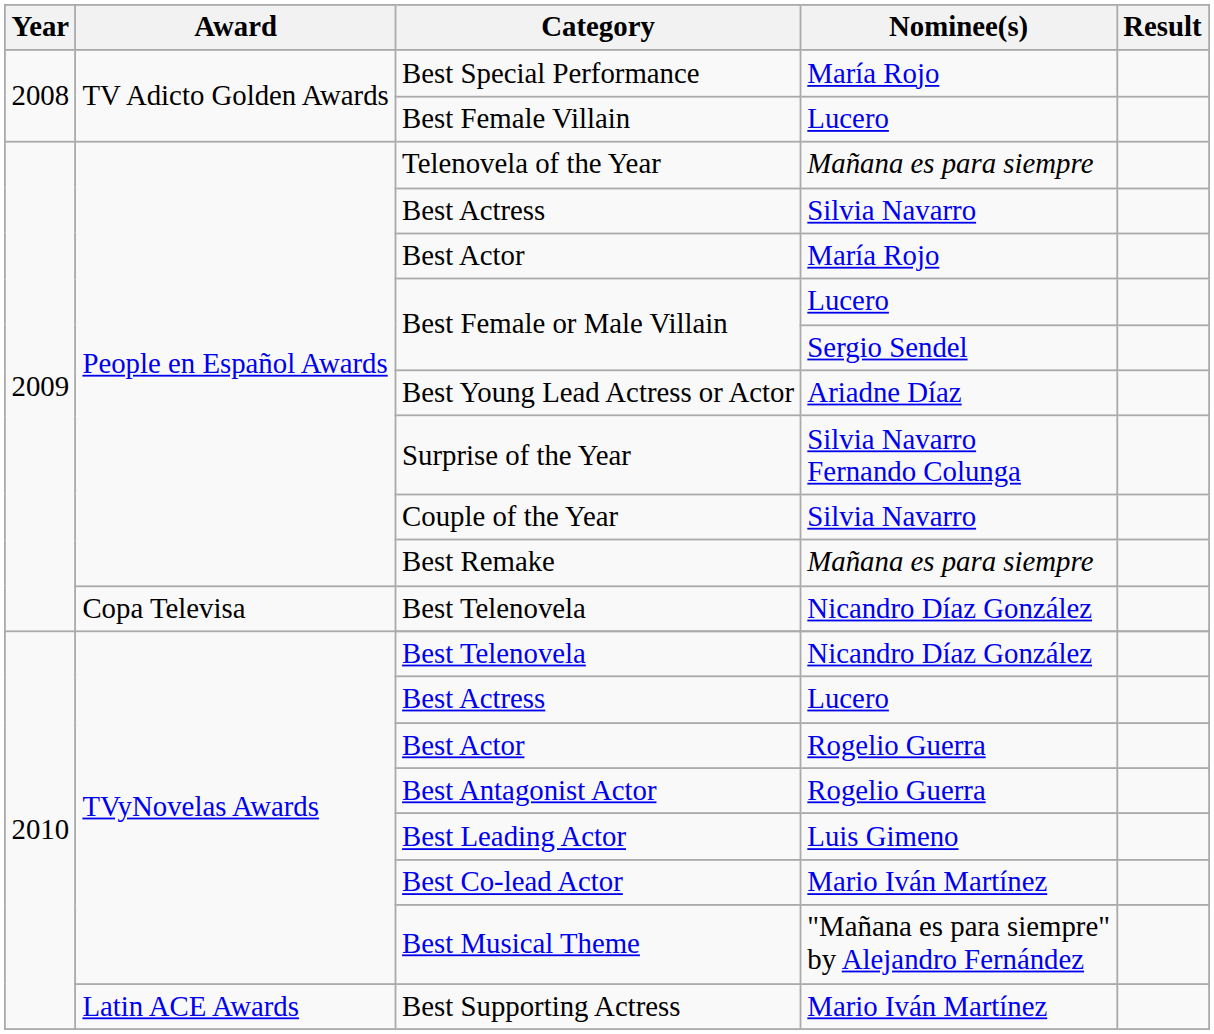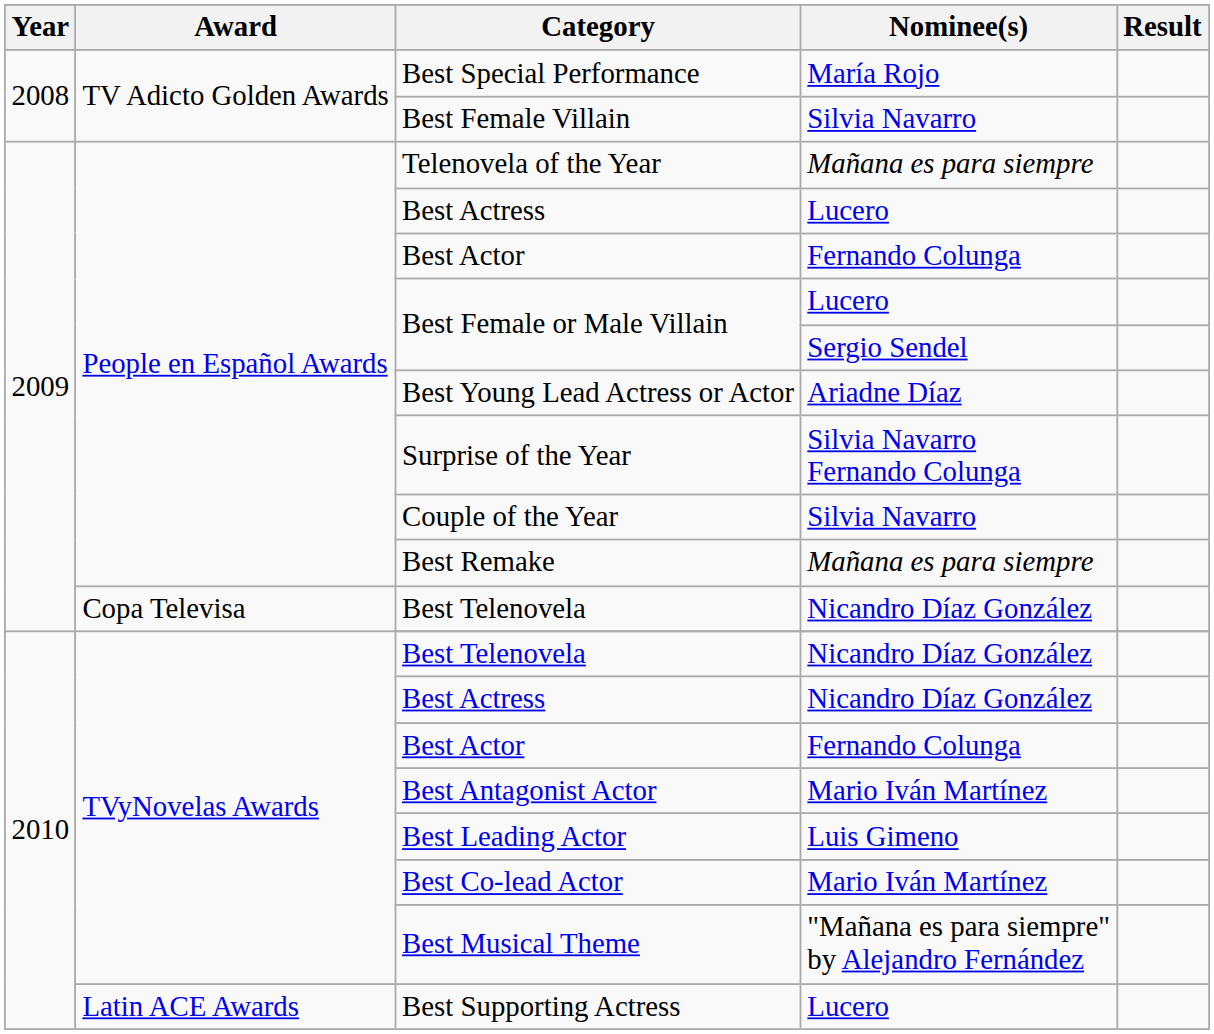(848, 118) Lucero -> (892, 118) Silvia Navarro
(892, 210) Silvia Navarro -> (848, 210) Lucero
(873, 255) María Rojo -> (914, 255) Fernando Colunga
(848, 699) Lucero -> (950, 699) Nicandro Díaz González
(897, 744) Rogelio Guerra -> (914, 744) Fernando Colunga
(897, 790) Rogelio Guerra -> (927, 790) Mario Iván Martínez
(927, 1005) Mario Iván Martínez -> (848, 1005) Lucero
